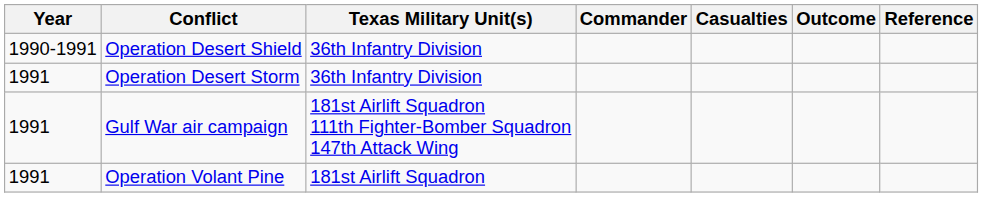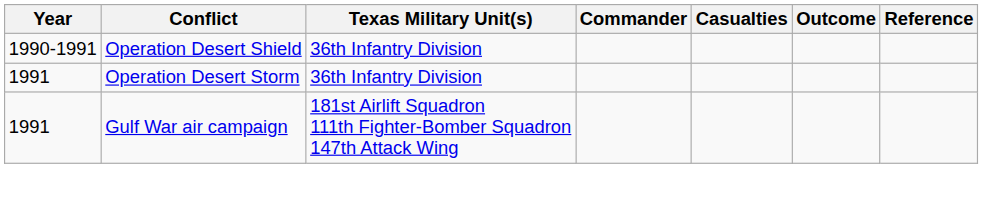- row: (195, 177)
